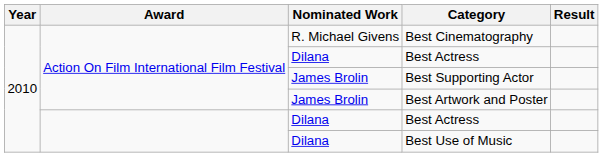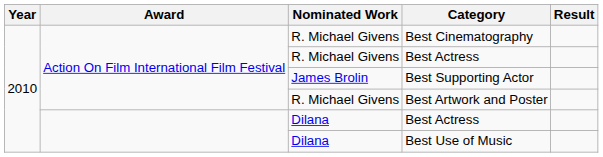(310, 57) Dilana -> (345, 57) R. Michael Givens
(330, 99) James Brolin -> (345, 99) R. Michael Givens
